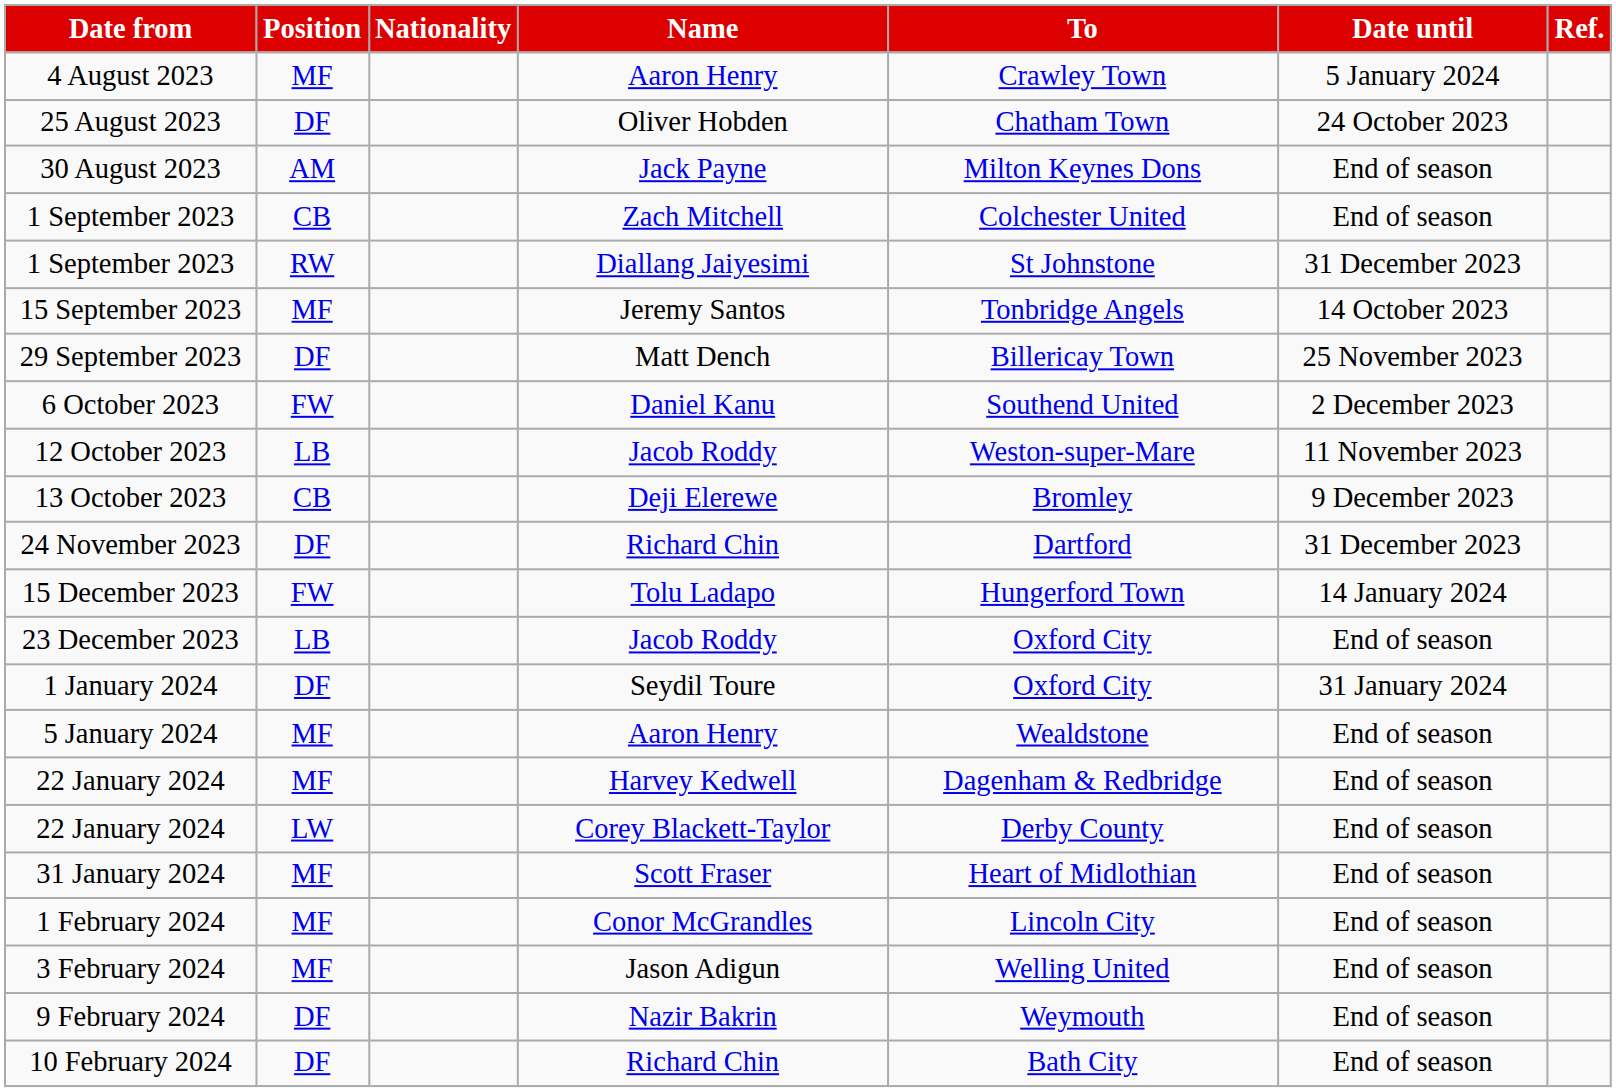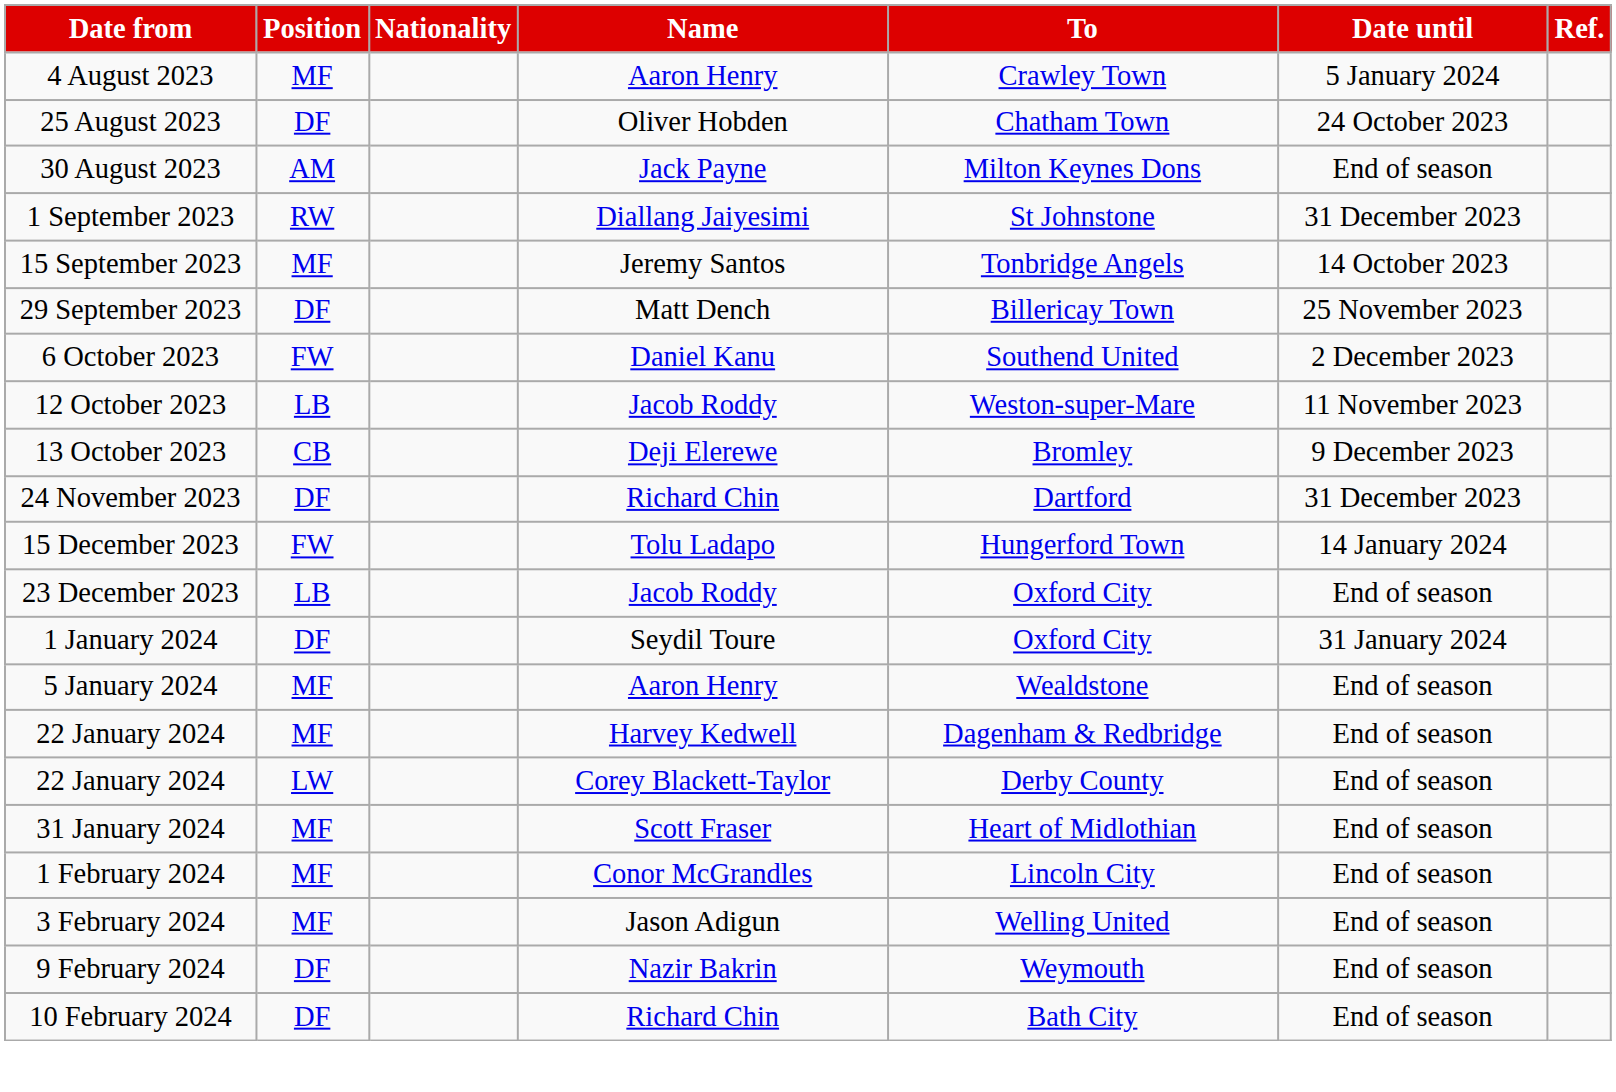- row: (130, 216)
